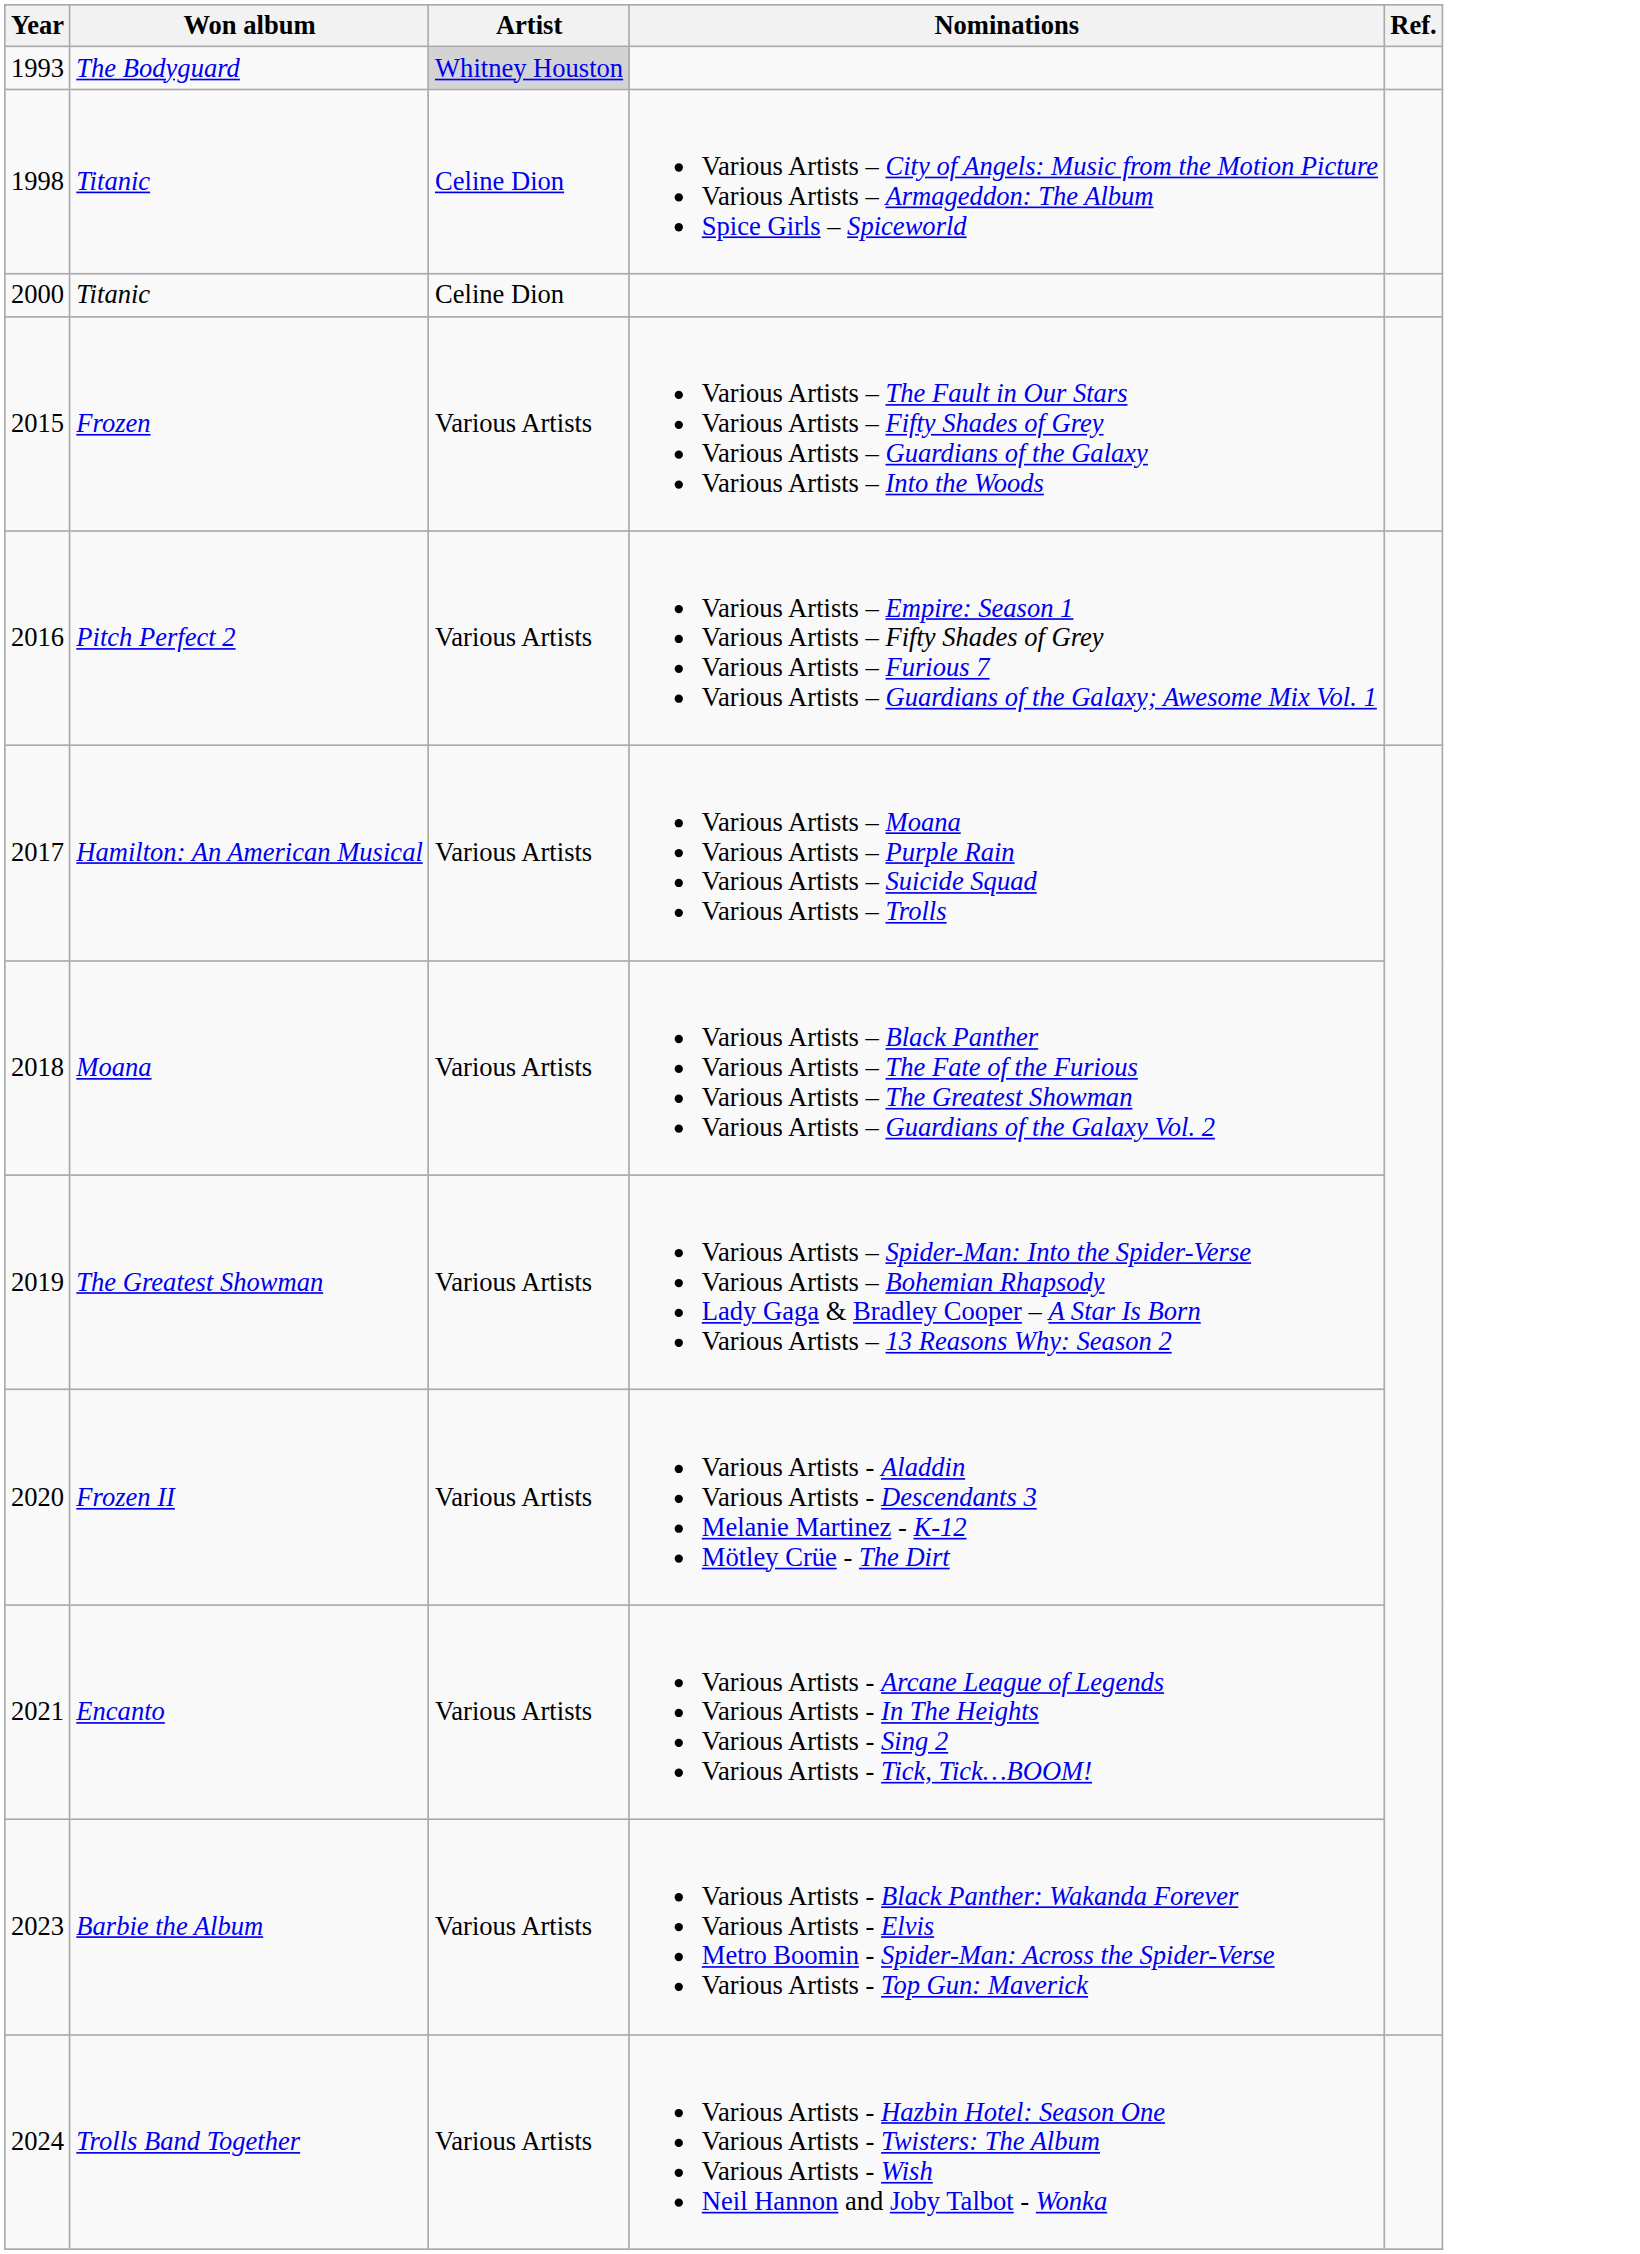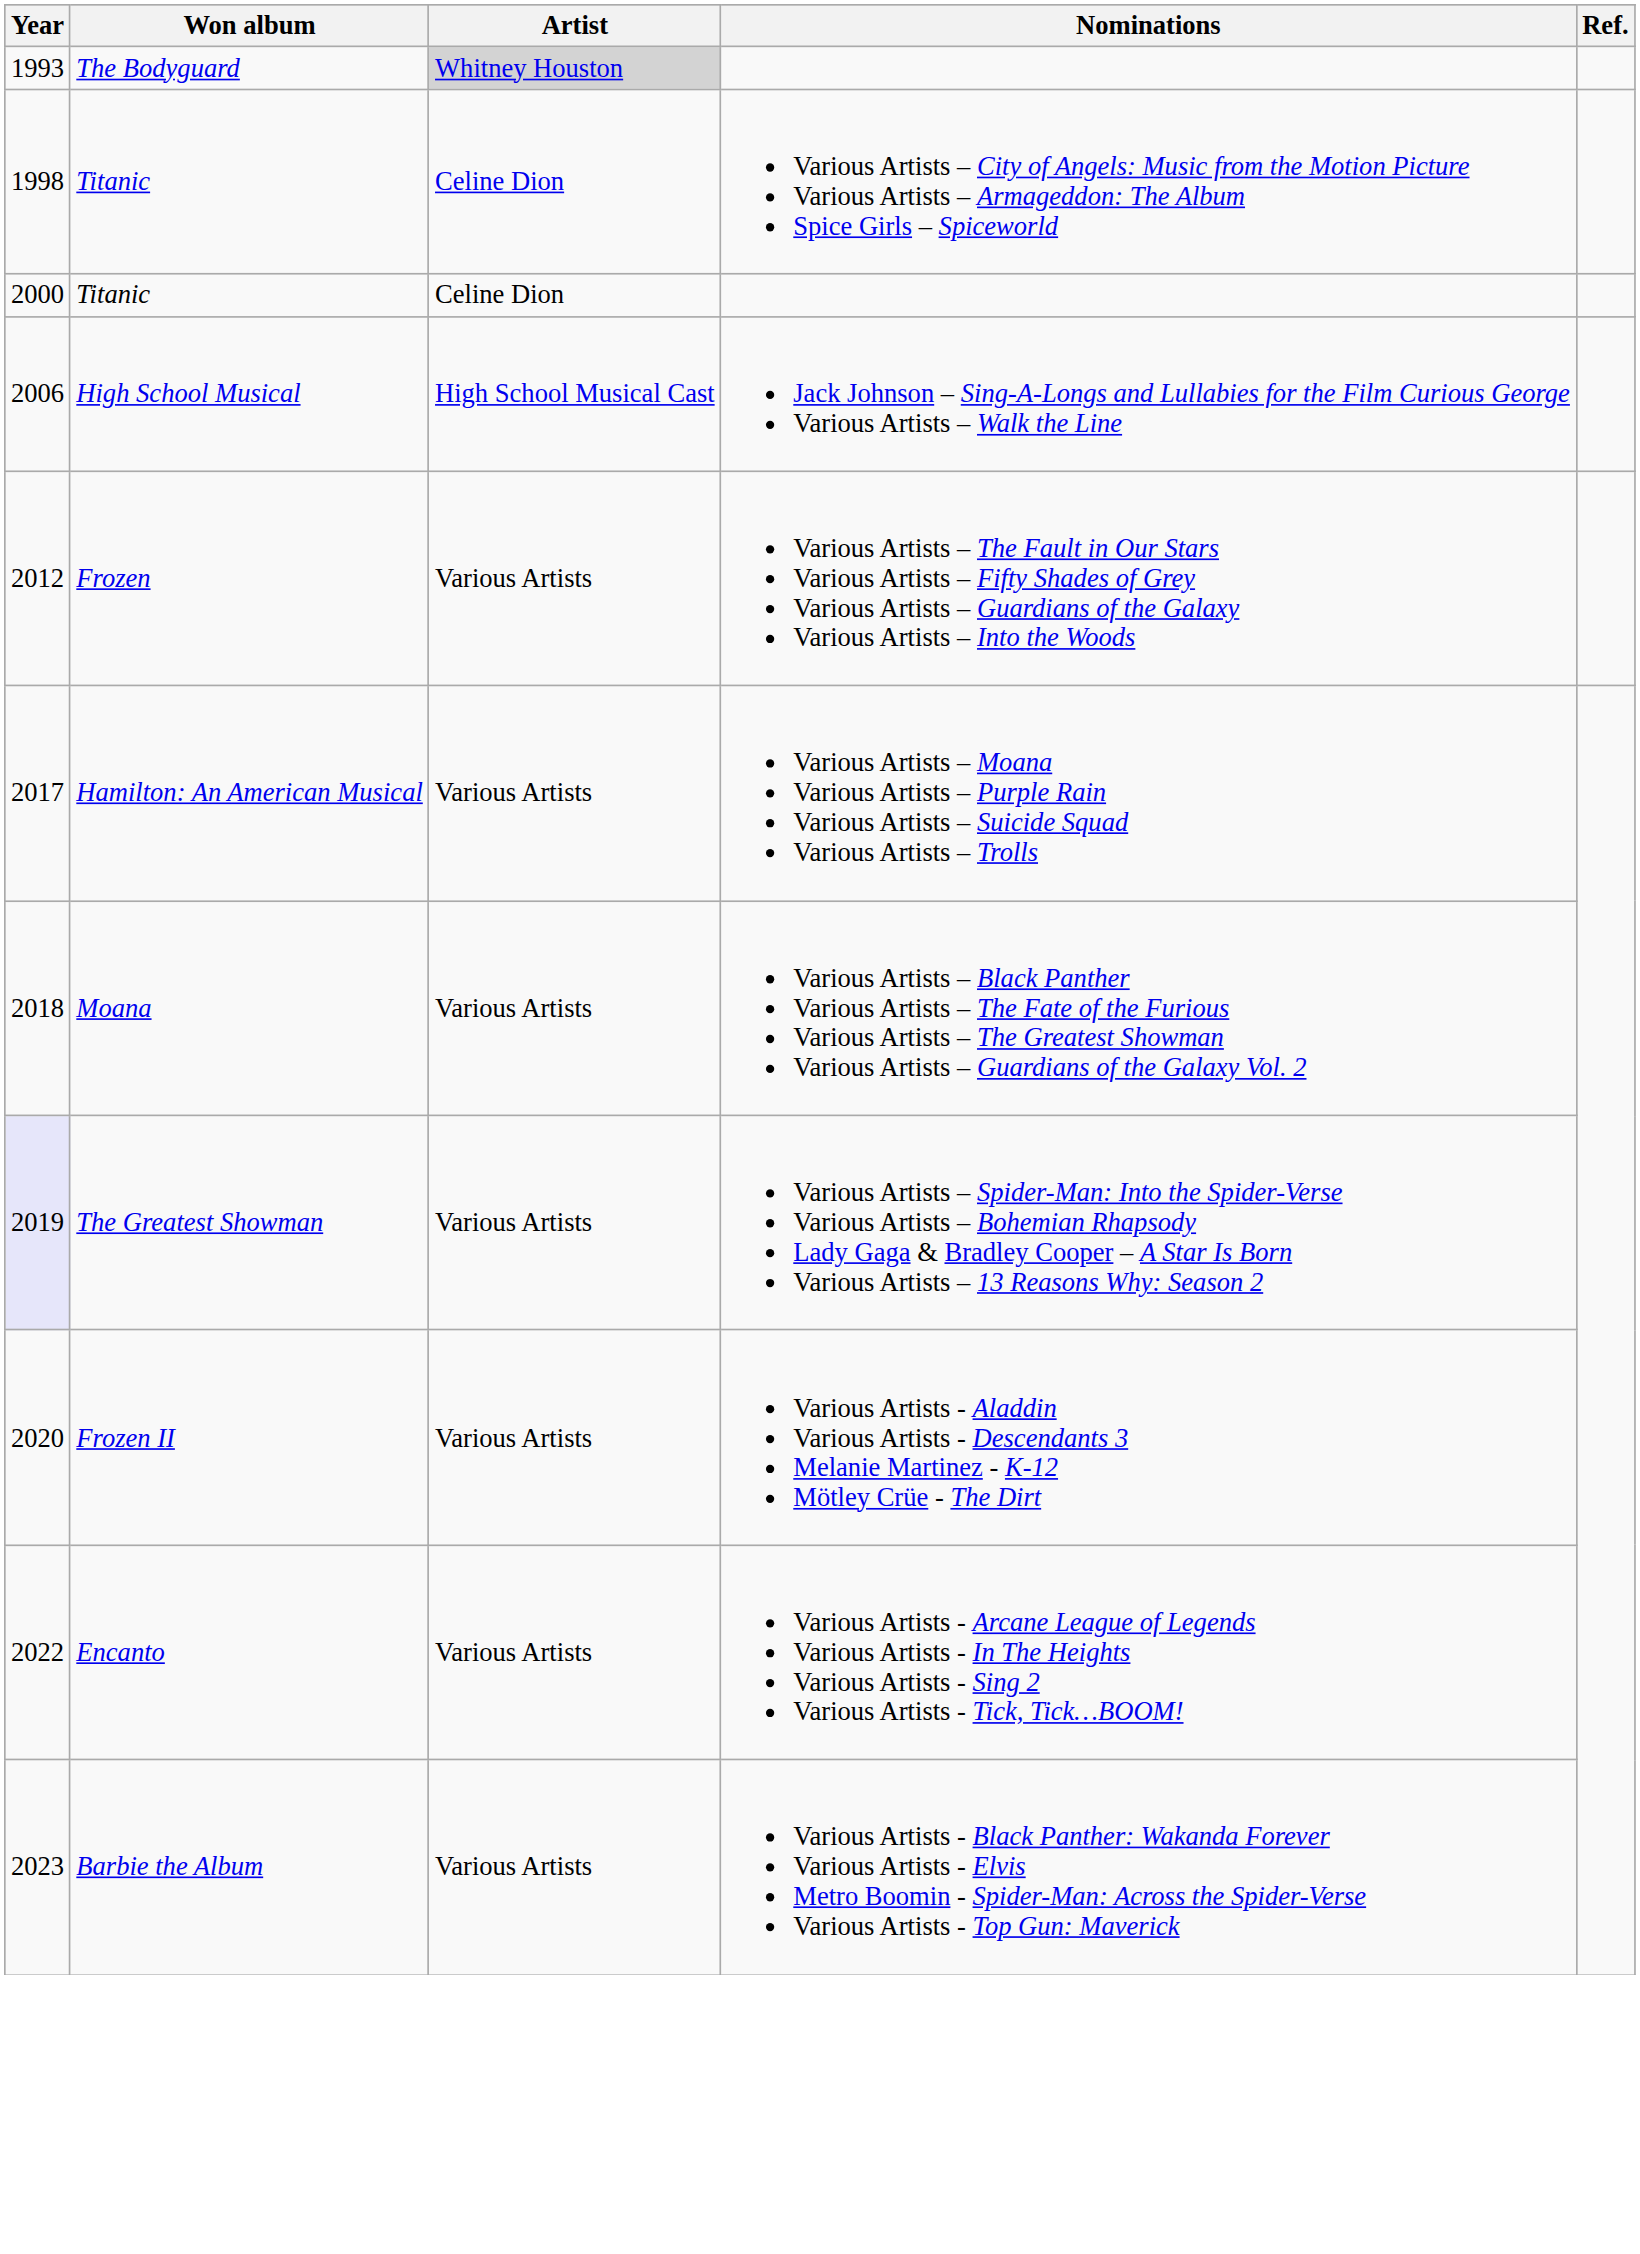+ row: (188, 393)
(38, 423) 2015 -> (38, 578) 2012
- row: (156, 637)
(38, 1282) no background -> (38, 1222) lavender background
(38, 1711) 2021 -> (38, 1651) 2022
- row: (188, 2141)
